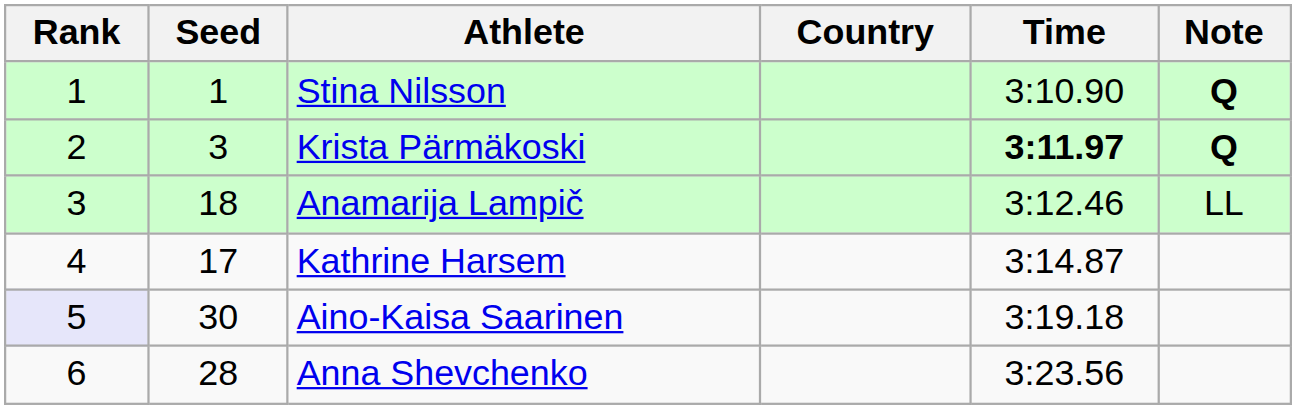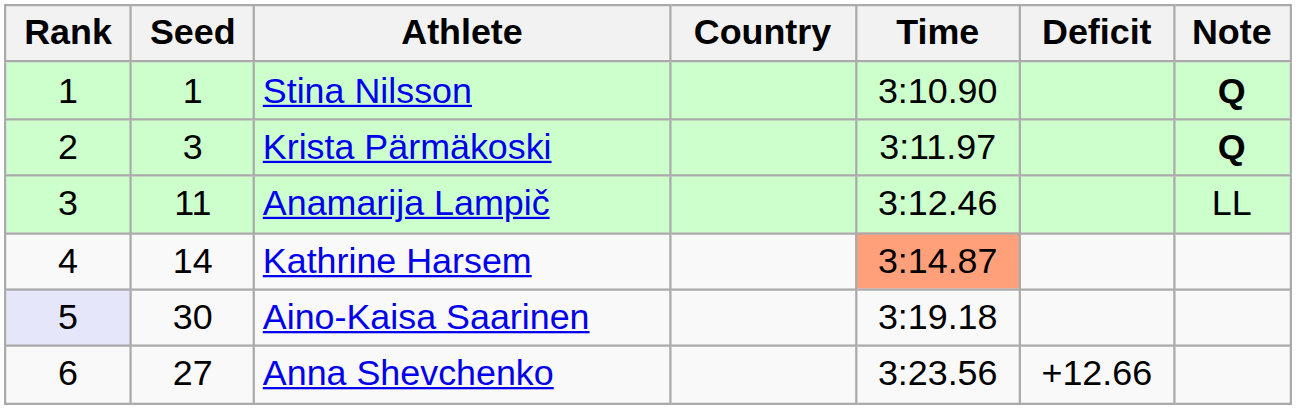+ column: (1097, 32)
(1064, 146) bold -> (938, 146) normal
(218, 203) 18 -> (193, 203) 11
(218, 260) 17 -> (193, 260) 14
(1064, 260) no background -> (938, 260) lightsalmon background
(218, 373) 28 -> (193, 373) 27
